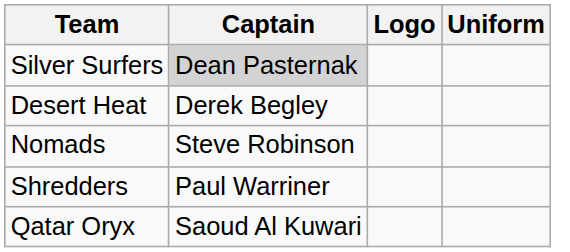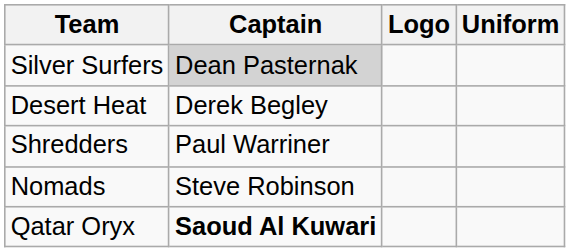rows swapped: (69, 186) <-> (58, 145)
(268, 226) normal -> (276, 226) bold
